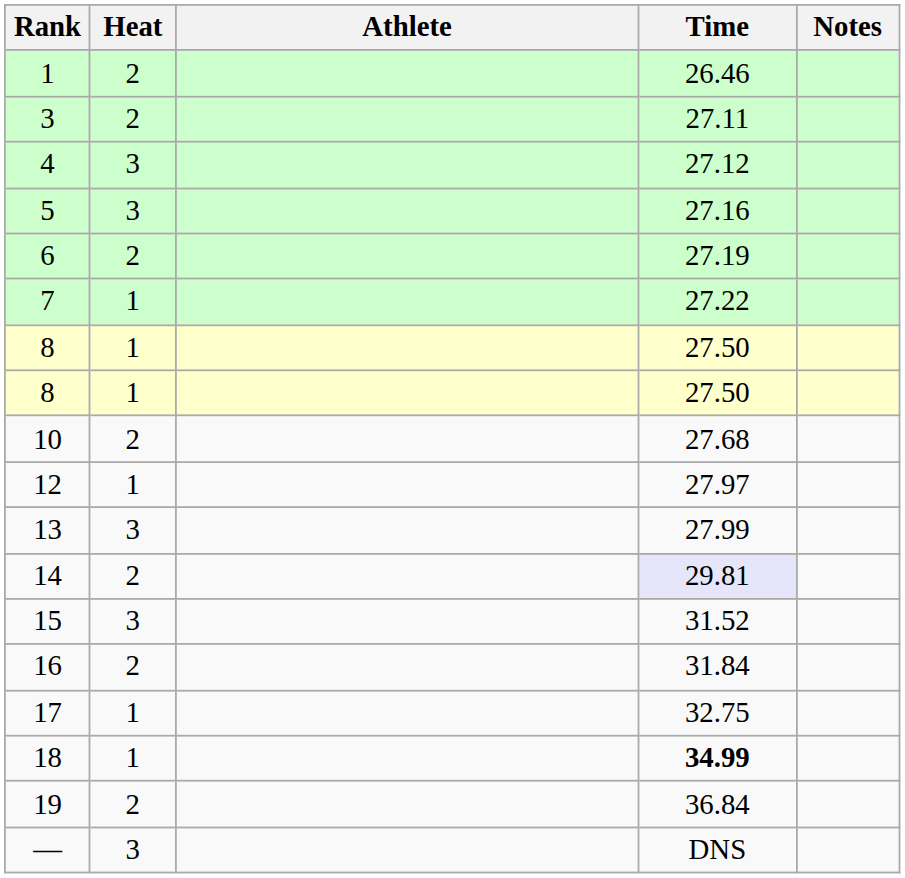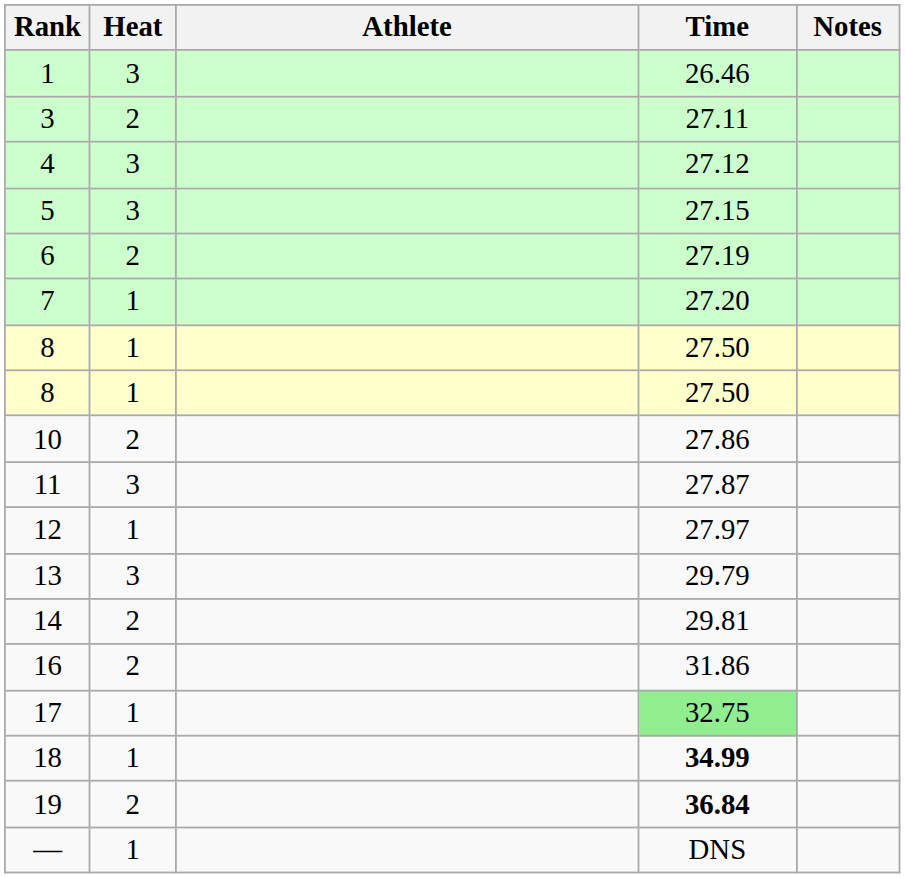- row: (48, 73)
+ row: (48, 73)
(717, 210) 27.16 -> (717, 210) 27.15
(717, 301) 27.22 -> (717, 301) 27.20
(717, 438) 27.68 -> (717, 438) 27.86
+ row: (48, 484)
(717, 529) 27.99 -> (717, 575) 29.79
(717, 575) lavender background -> (717, 621) no background
- row: (48, 621)
(717, 666) 31.84 -> (717, 666) 31.86
(717, 712) no background -> (717, 712) lightgreen background
(717, 803) normal -> (717, 803) bold
+ row: (48, 849)
- row: (48, 849)
